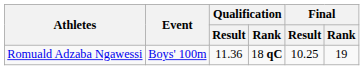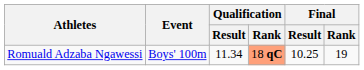(229, 55) 11.36 -> (229, 55) 11.34
(267, 55) no background -> (267, 55) lightsalmon background
